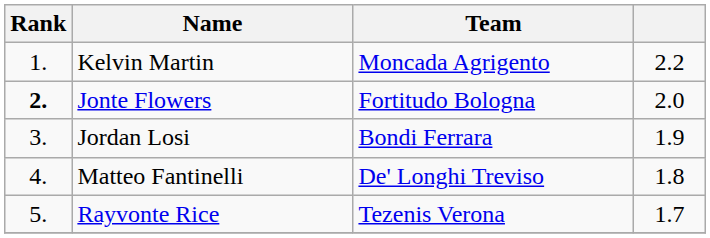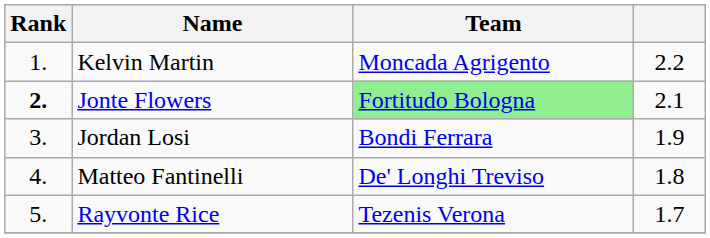(447, 99) no background -> (447, 99) lightgreen background
(670, 99) 2.0 -> (670, 99) 2.1
